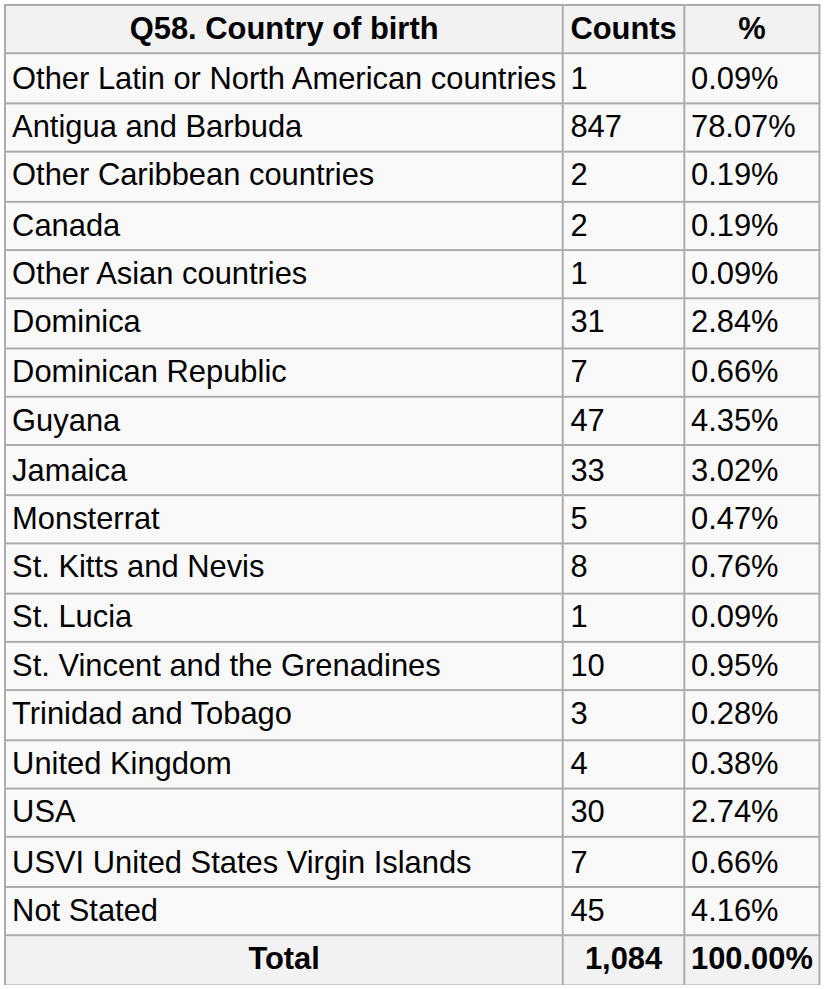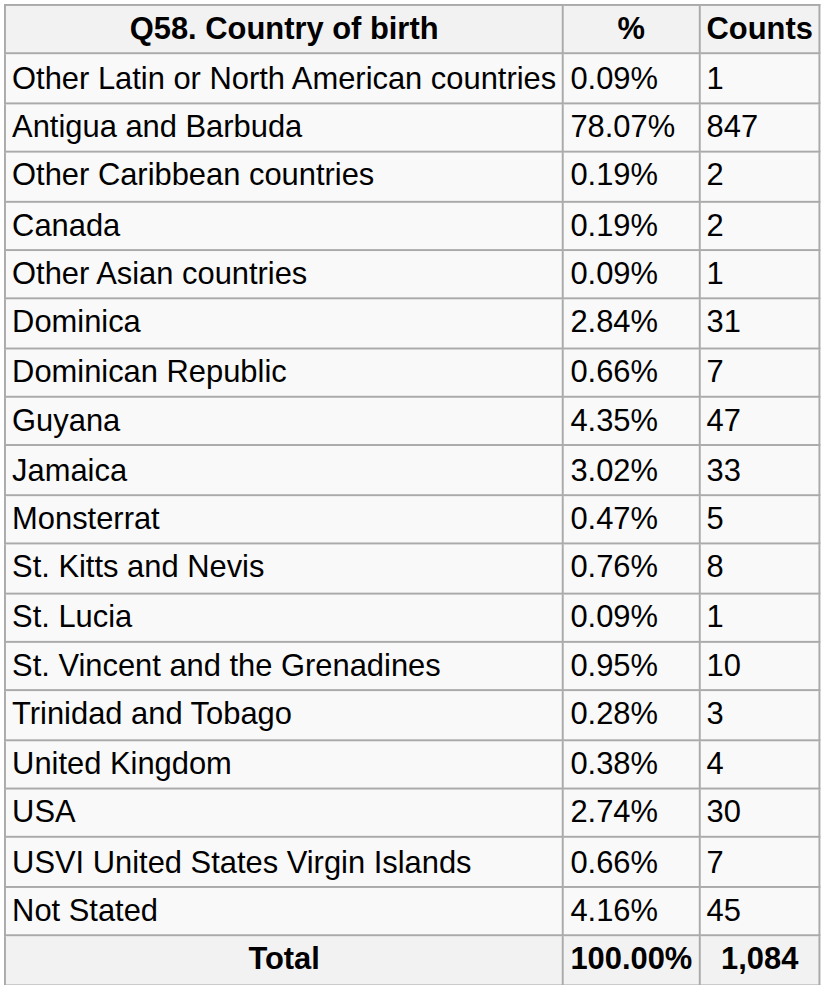columns swapped: (624, 28) <-> (752, 28)
